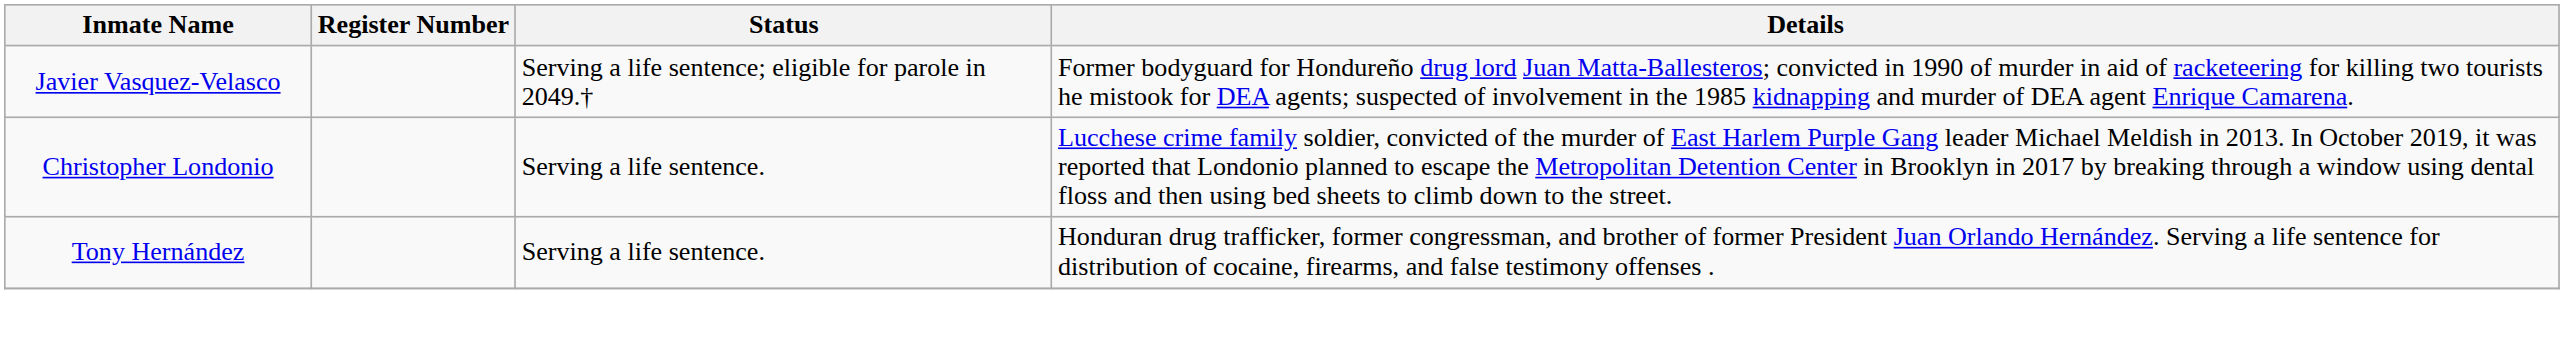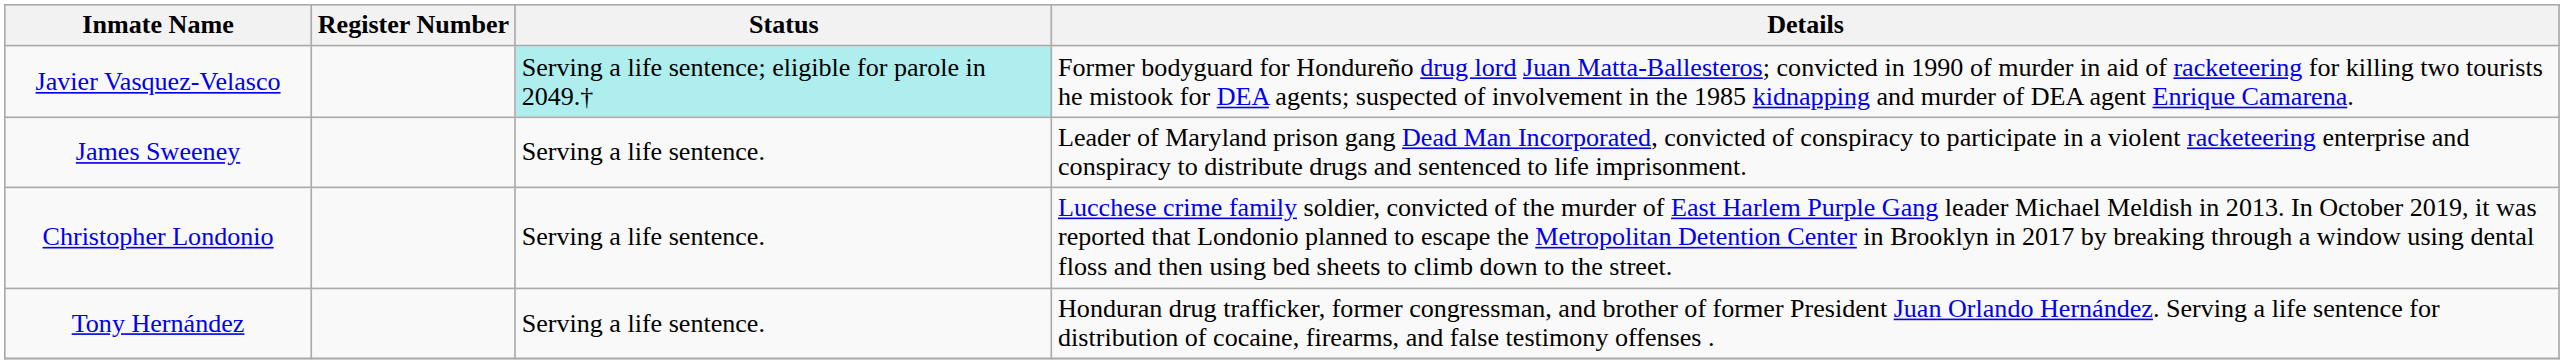(754, 81) no background -> (754, 81) paleturquoise background
+ row: (158, 151)
